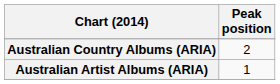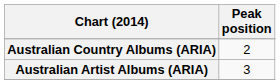(247, 69) 1 -> (247, 69) 3
